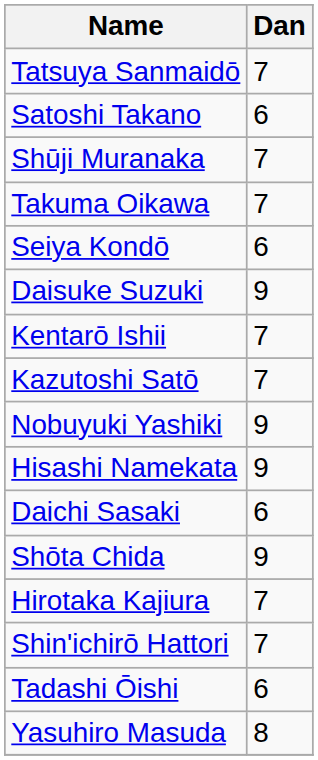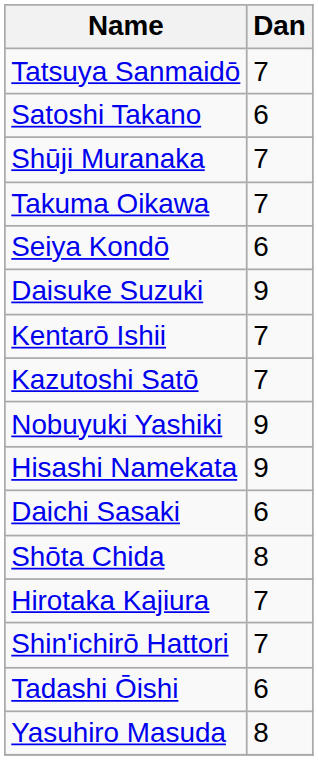(261, 556) 9 -> (261, 556) 8
